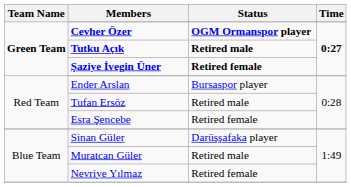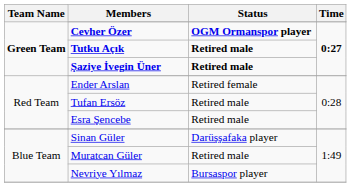(227, 66) Retired female -> (222, 66) Retired male
(229, 84) Bursaspor player -> (224, 84) Retired female
(224, 119) Retired female -> (220, 119) Retired male
(224, 173) Retired female -> (229, 173) Bursaspor player
